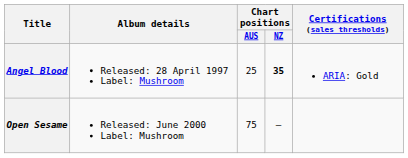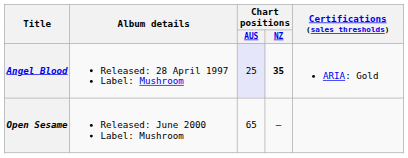(251, 71) no background -> (251, 71) lavender background
(251, 125) 75 -> (251, 125) 65
